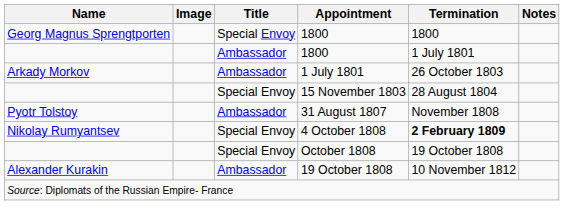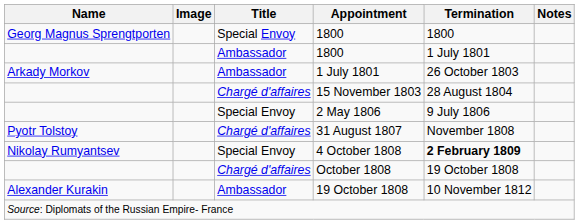(256, 92) Special Envoy -> (264, 92) Chargé d'affaires
+ row: (89, 112)
(252, 111) Ambassador -> (264, 131) Chargé d'affaires
(256, 151) Special Envoy -> (264, 170) Chargé d'affaires
